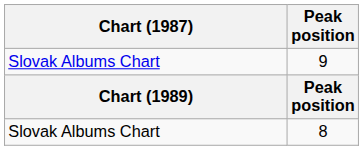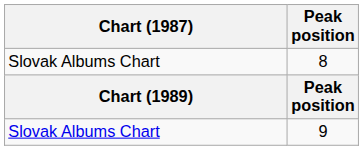rows swapped: (323, 61) <-> (323, 131)
